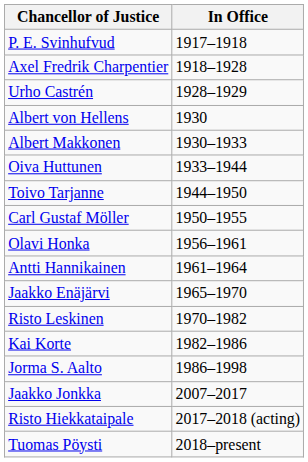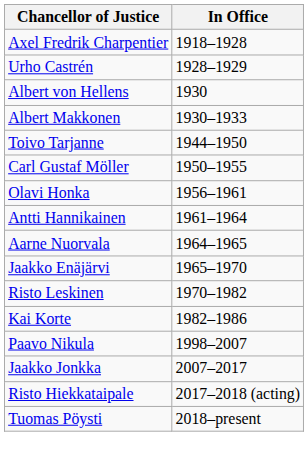- row: (61, 42)
- row: (55, 167)
+ row: (59, 243)
- row: (55, 368)
+ row: (51, 343)
